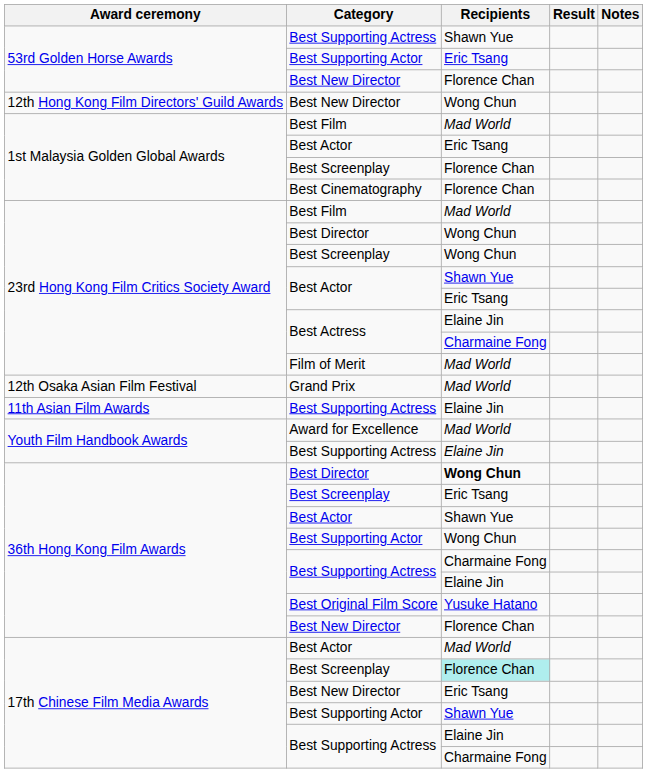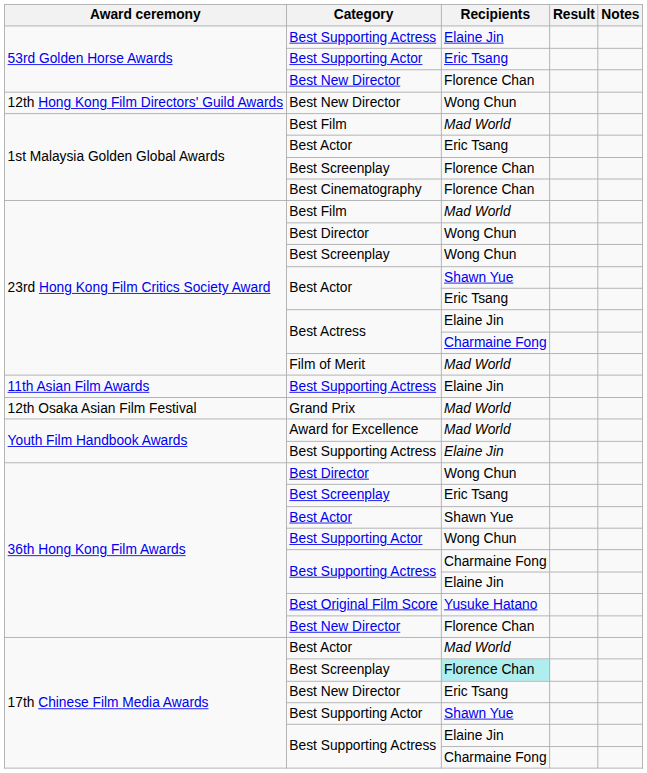(479, 37) Shawn Yue -> (474, 37) Elaine Jin
rows swapped: (102, 386) <-> (78, 408)
(483, 473) bold -> (480, 473) normal
